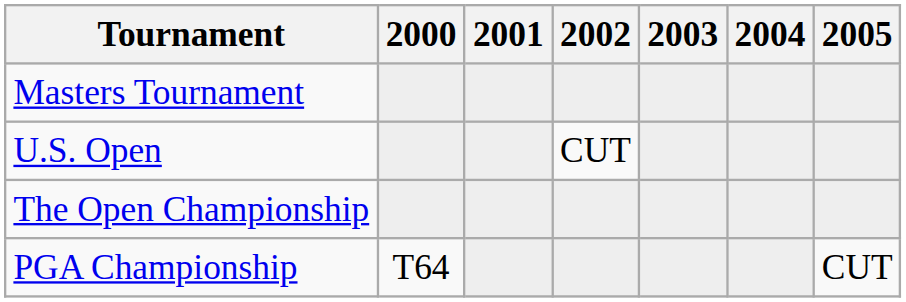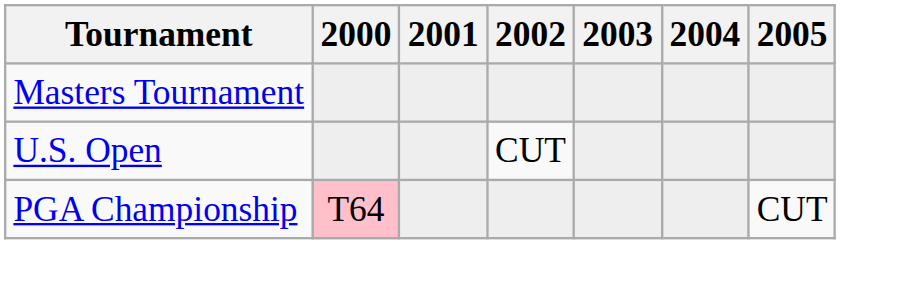- row: (191, 209)
(421, 267) no background -> (356, 209) pink background
